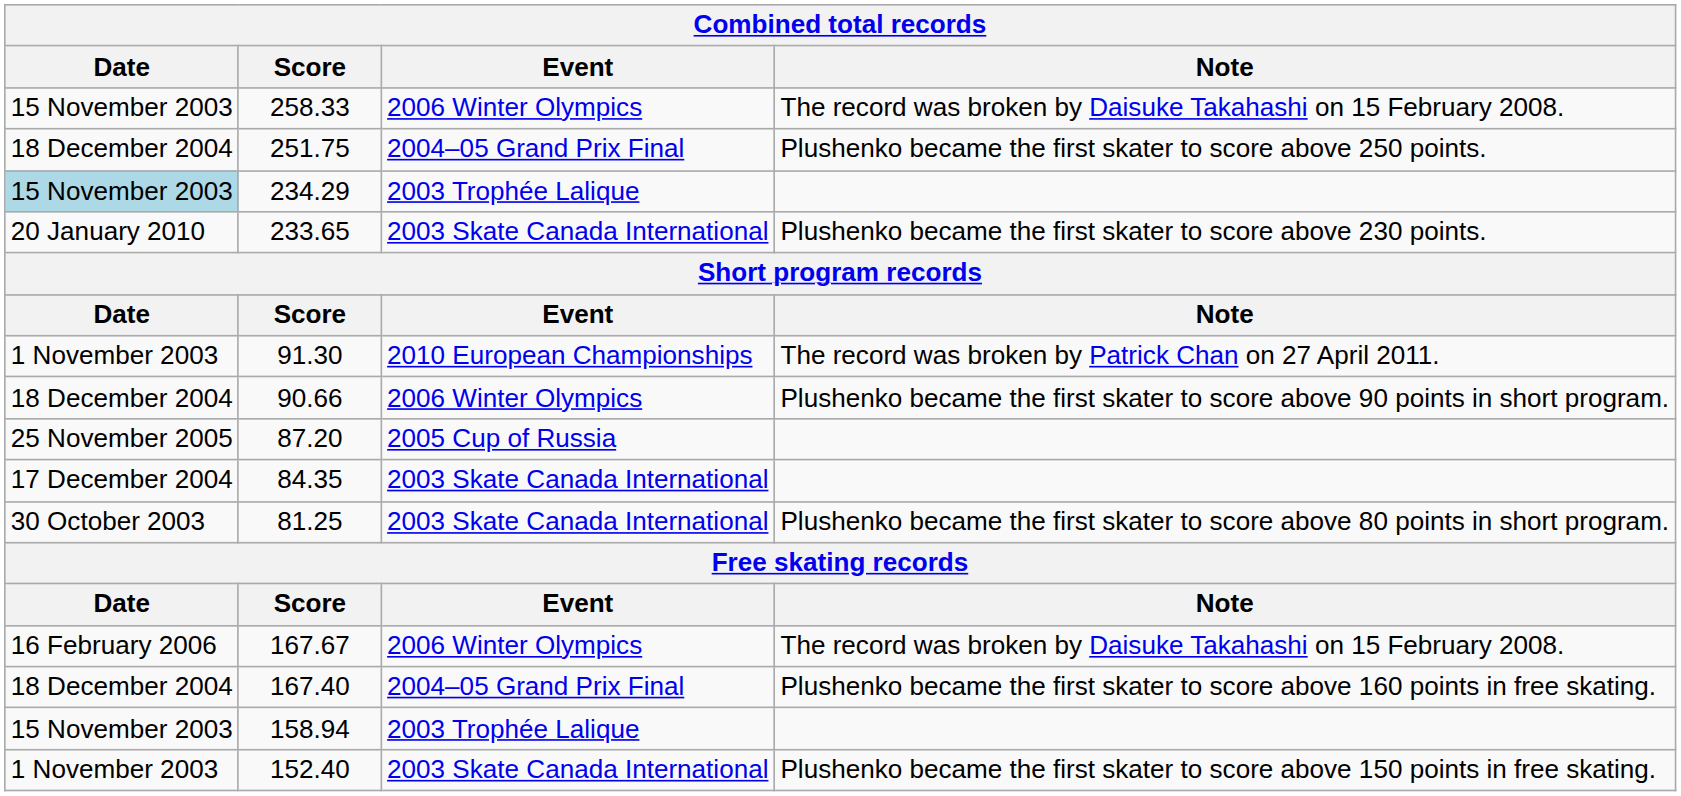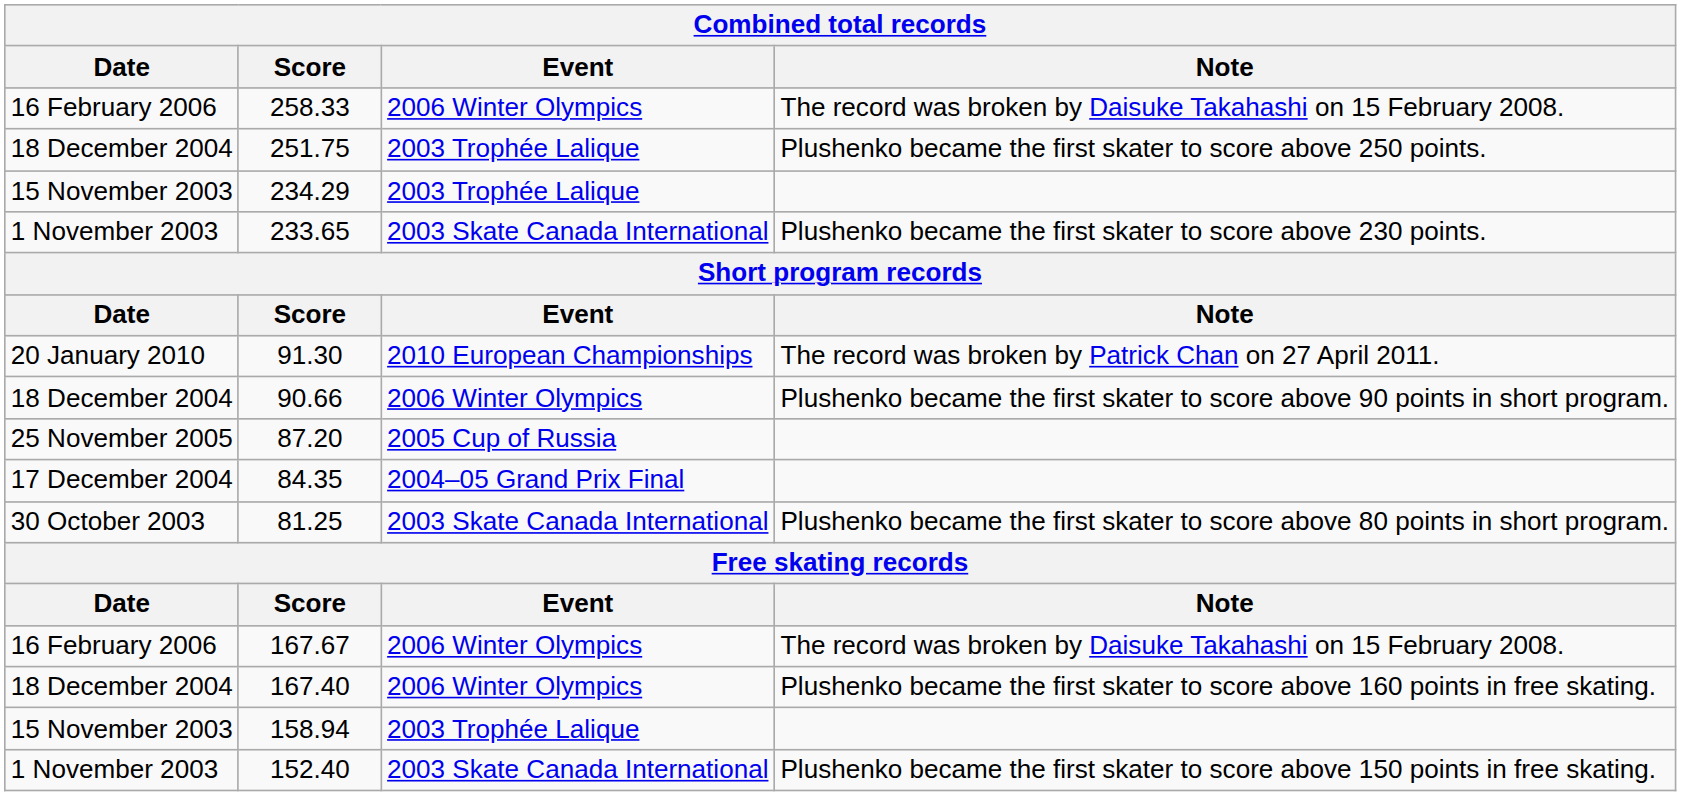(122, 107) 15 November 2003 -> (114, 107) 16 February 2006
(536, 149) 2004–05 Grand Prix Final -> (513, 149) 2003 Trophée Lalique
(122, 190) lightblue background -> (122, 190) no background
(108, 231) 20 January 2010 -> (114, 231) 1 November 2003
(114, 356) 1 November 2003 -> (108, 356) 20 January 2010
(578, 480) 2003 Skate Canada International -> (536, 480) 2004–05 Grand Prix Final
(536, 686) 2004–05 Grand Prix Final -> (515, 686) 2006 Winter Olympics
